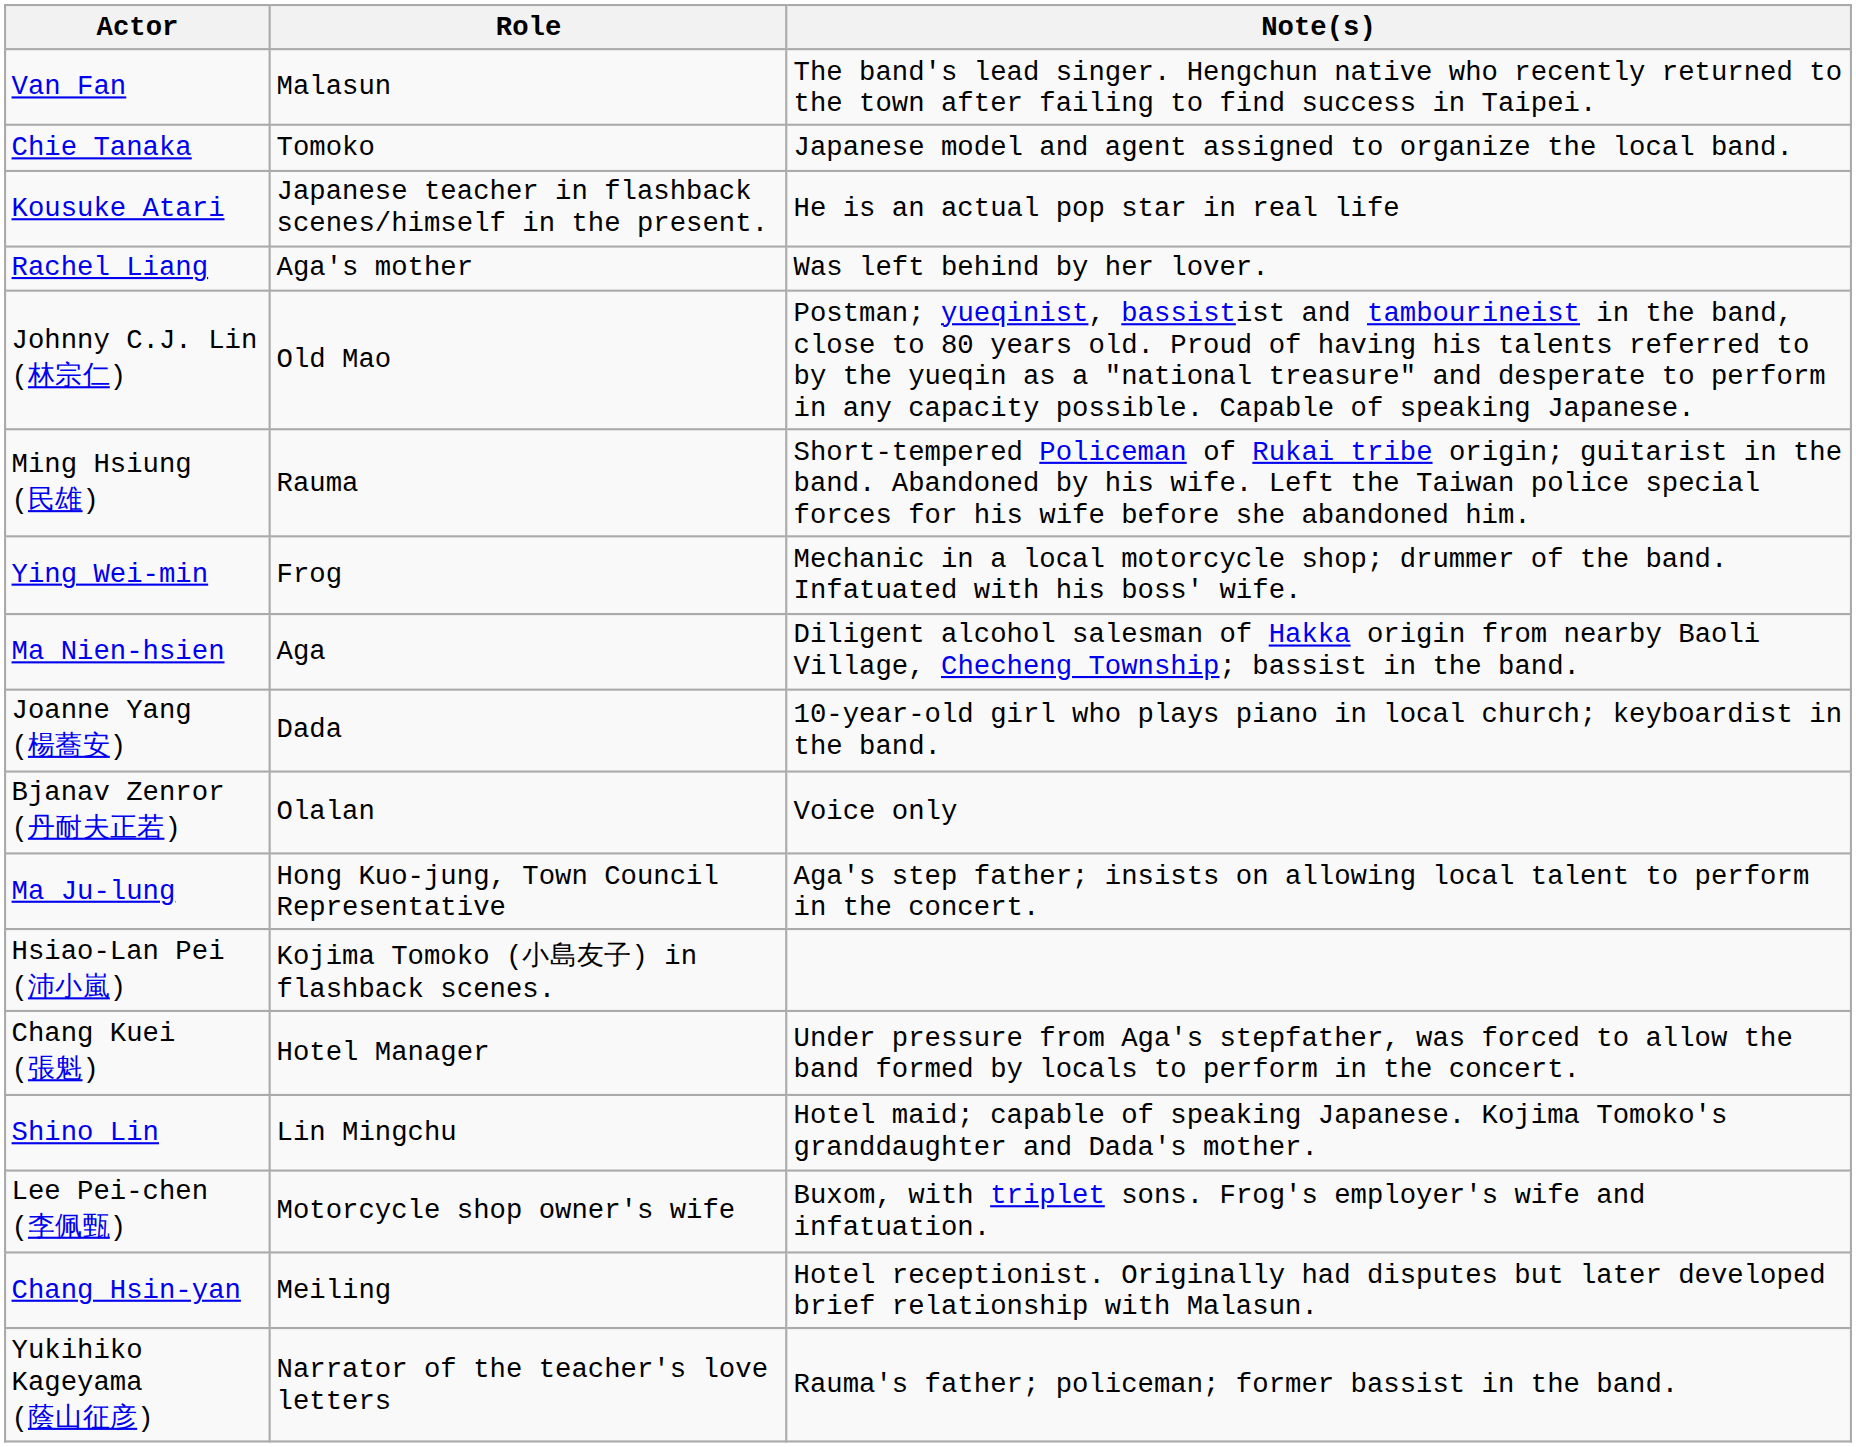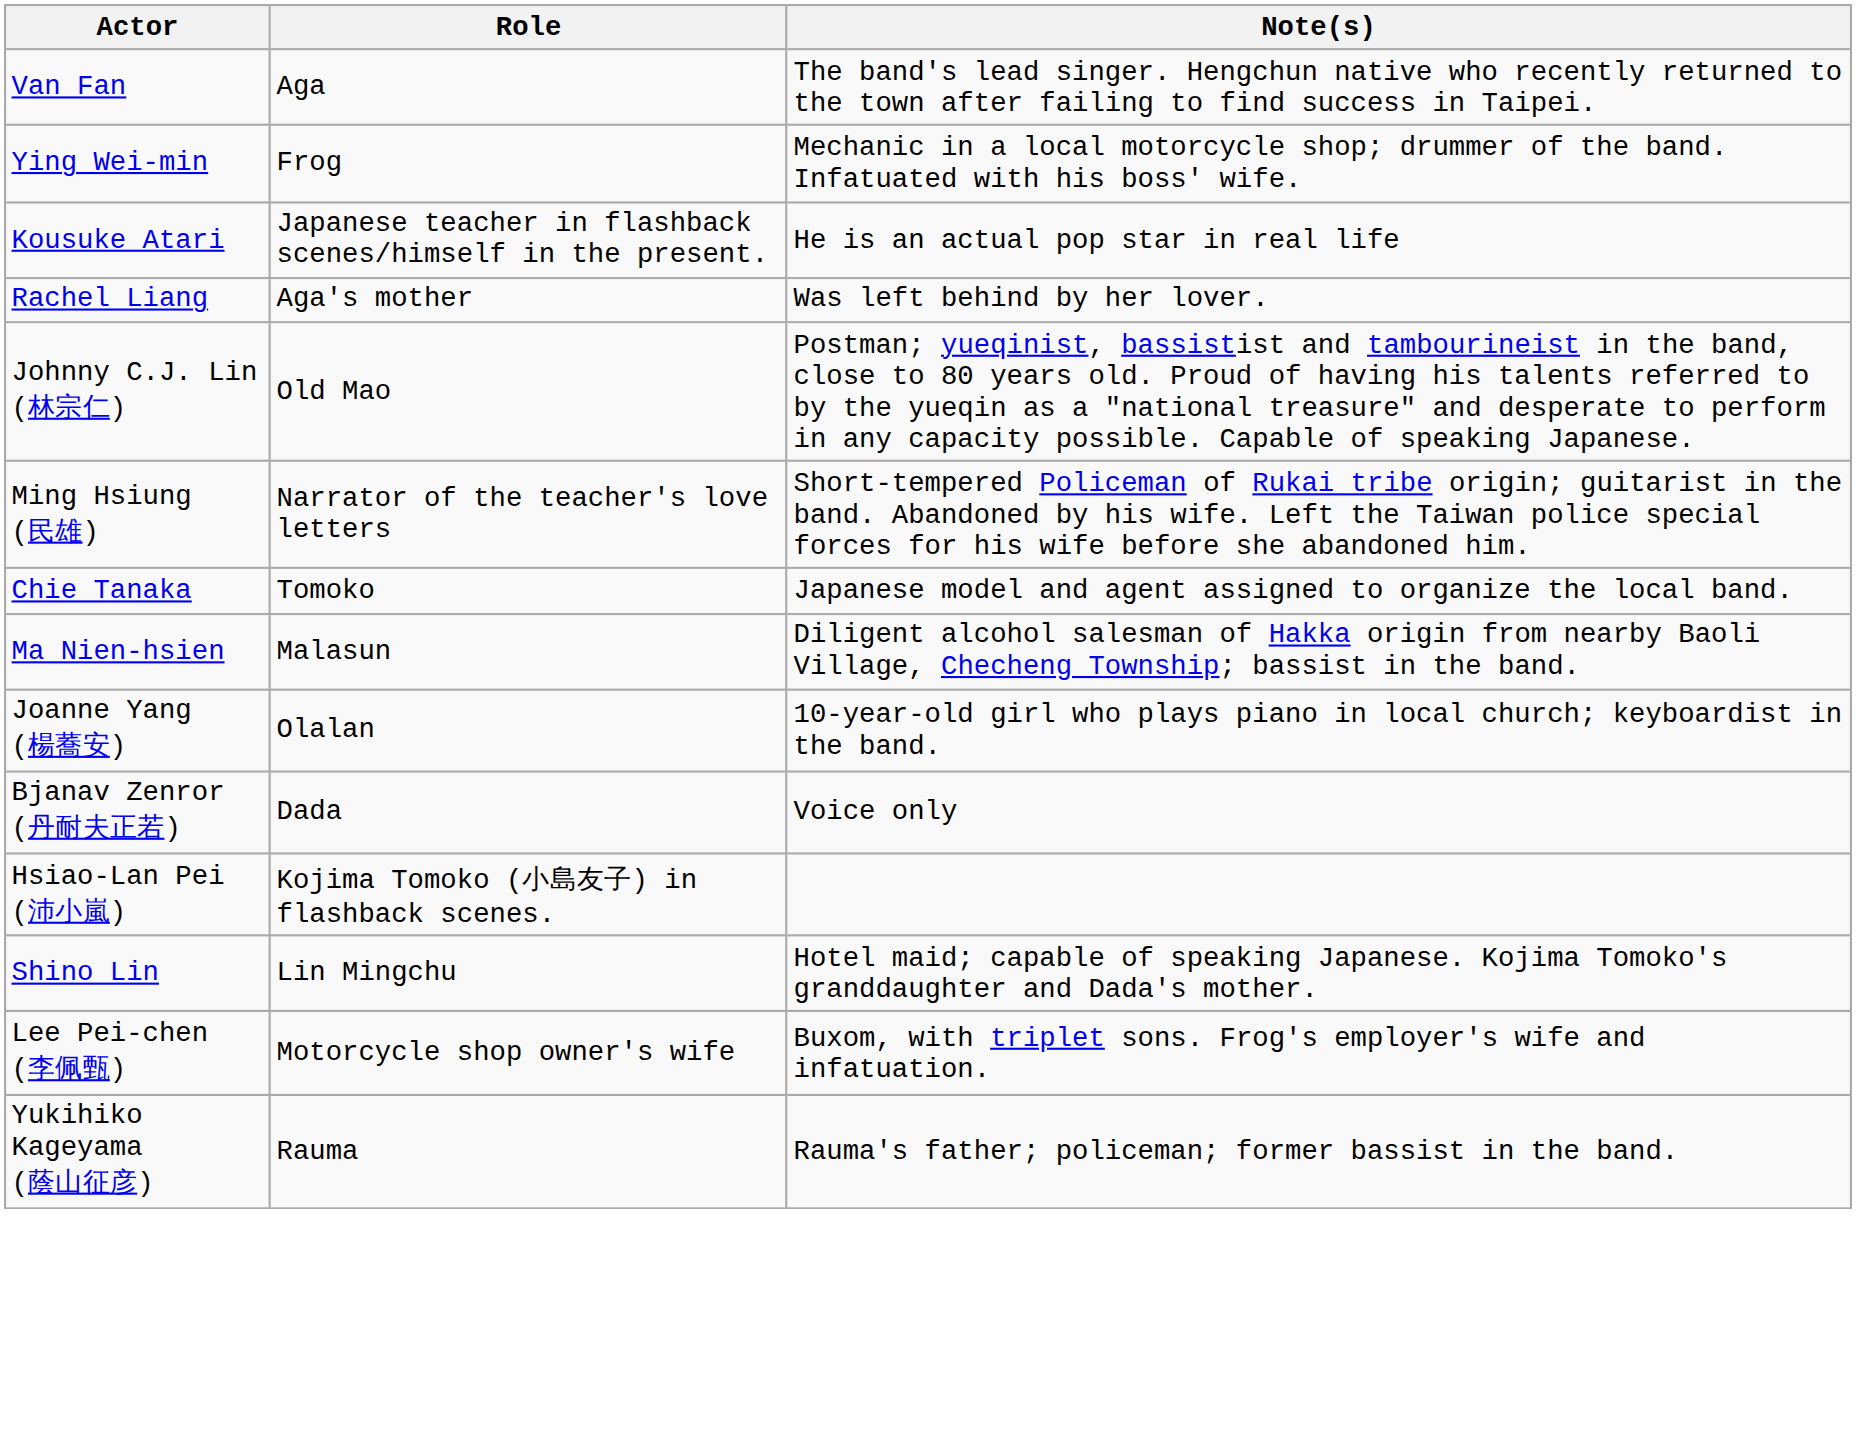(334, 88) Malasun -> (301, 88) Aga
rows swapped: (102, 148) <-> (110, 575)
(318, 483) Rauma -> (522, 515) Narrator of the teacher's love letters
(301, 651) Aga -> (334, 651) Malasun
(309, 730) Dada -> (326, 730) Olalan
(326, 812) Olalan -> (309, 812) Dada
- row: (93, 892)
- row: (93, 1052)
- row: (126, 1290)
(522, 1385) Narrator of the teacher's love letters -> (318, 1151) Rauma
